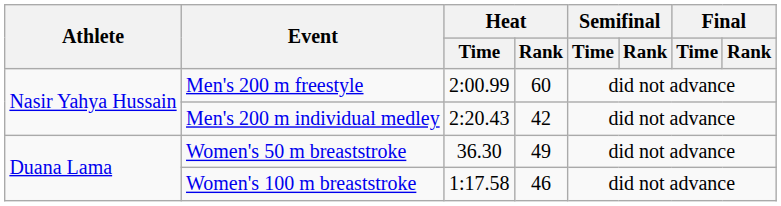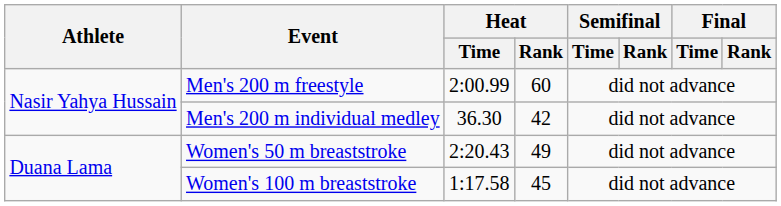(479, 118) 2:20.43 -> (479, 118) 36.30
(479, 151) 36.30 -> (479, 151) 2:20.43
(541, 184) 46 -> (541, 184) 45
